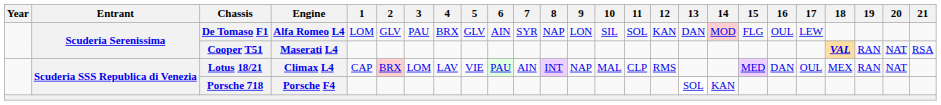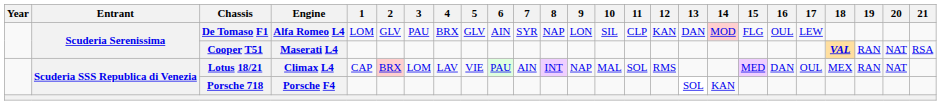(637, 31) SOL -> (637, 31) CLP
(637, 68) CLP -> (637, 68) SOL
